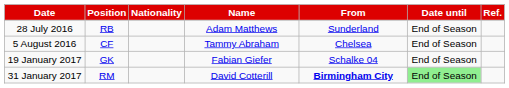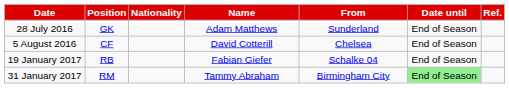(107, 28) RB -> (107, 28) GK
(242, 44) Tammy Abraham -> (242, 44) David Cotterill
(107, 60) GK -> (107, 60) RB
(242, 75) David Cotterill -> (242, 75) Tammy Abraham
(353, 75) bold -> (353, 75) normal
